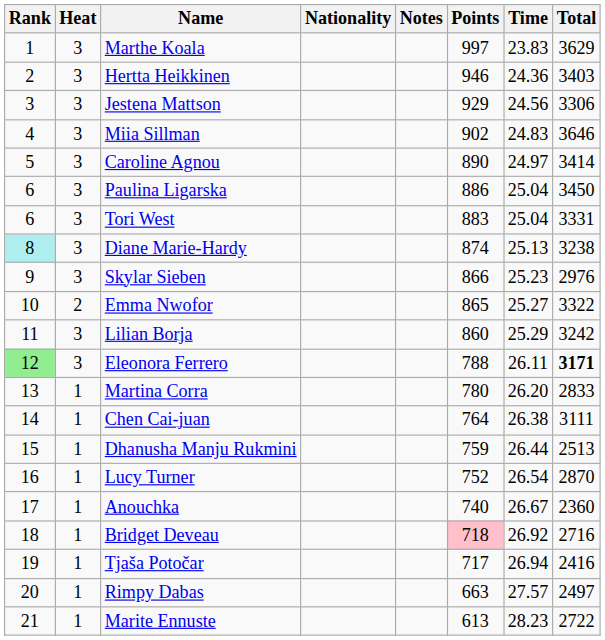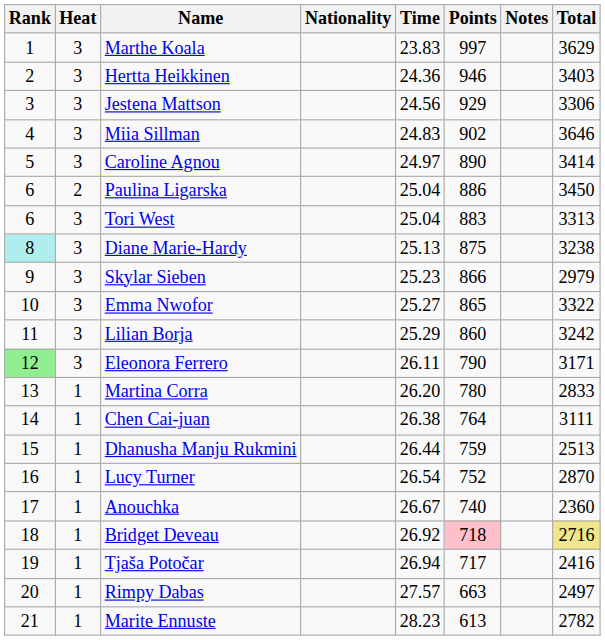columns swapped: (528, 18) <-> (421, 18)
(78, 190) 3 -> (78, 190) 2
(577, 219) 3331 -> (577, 219) 3313
(475, 248) 874 -> (473, 248) 875
(577, 276) 2976 -> (577, 276) 2979
(78, 305) 2 -> (78, 305) 3
(475, 362) 788 -> (473, 362) 790
(577, 362) bold -> (577, 362) normal
(577, 534) no background -> (577, 534) khaki background
(577, 620) 2722 -> (577, 620) 2782
